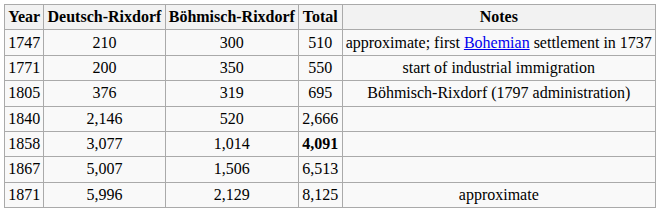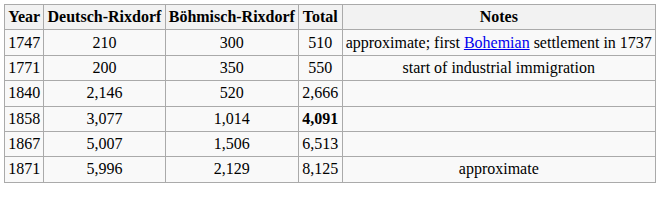- row: (24, 93)
